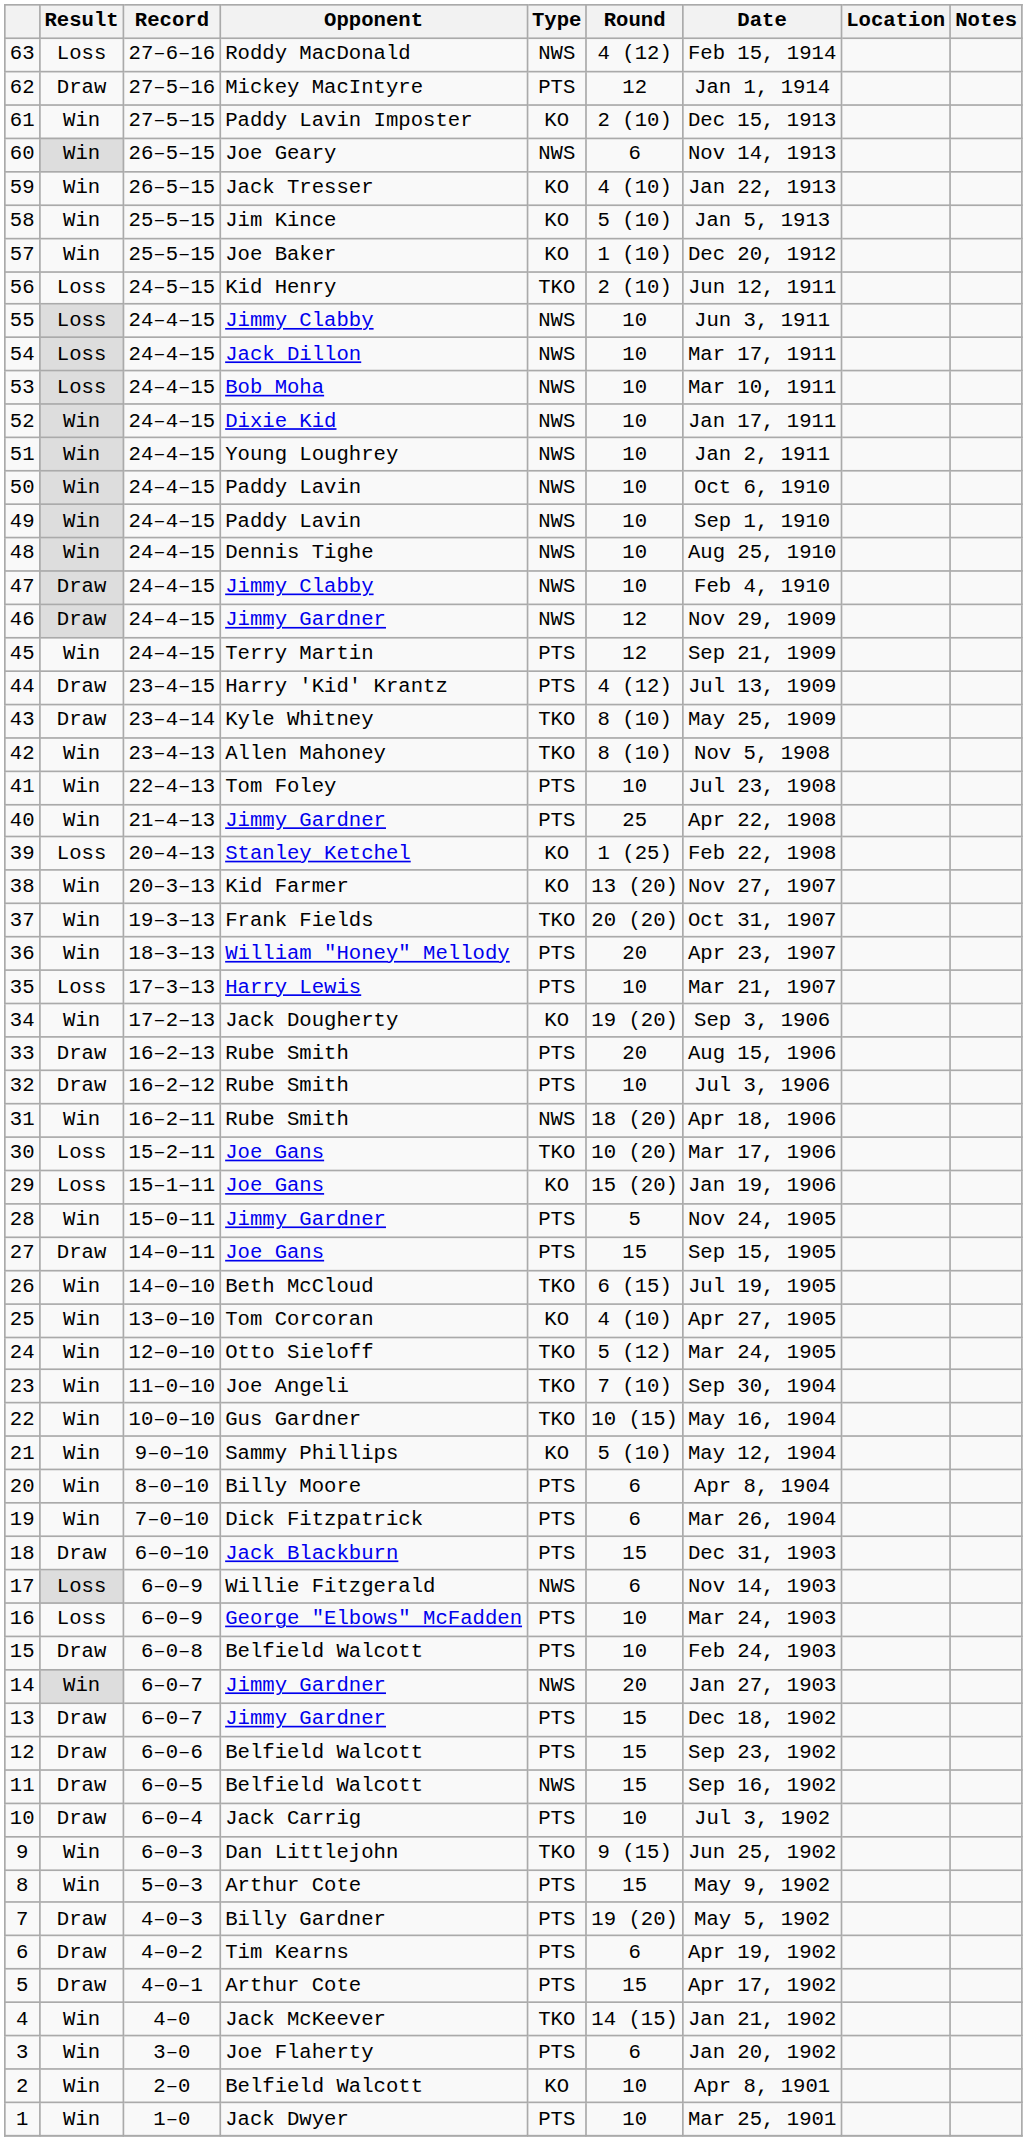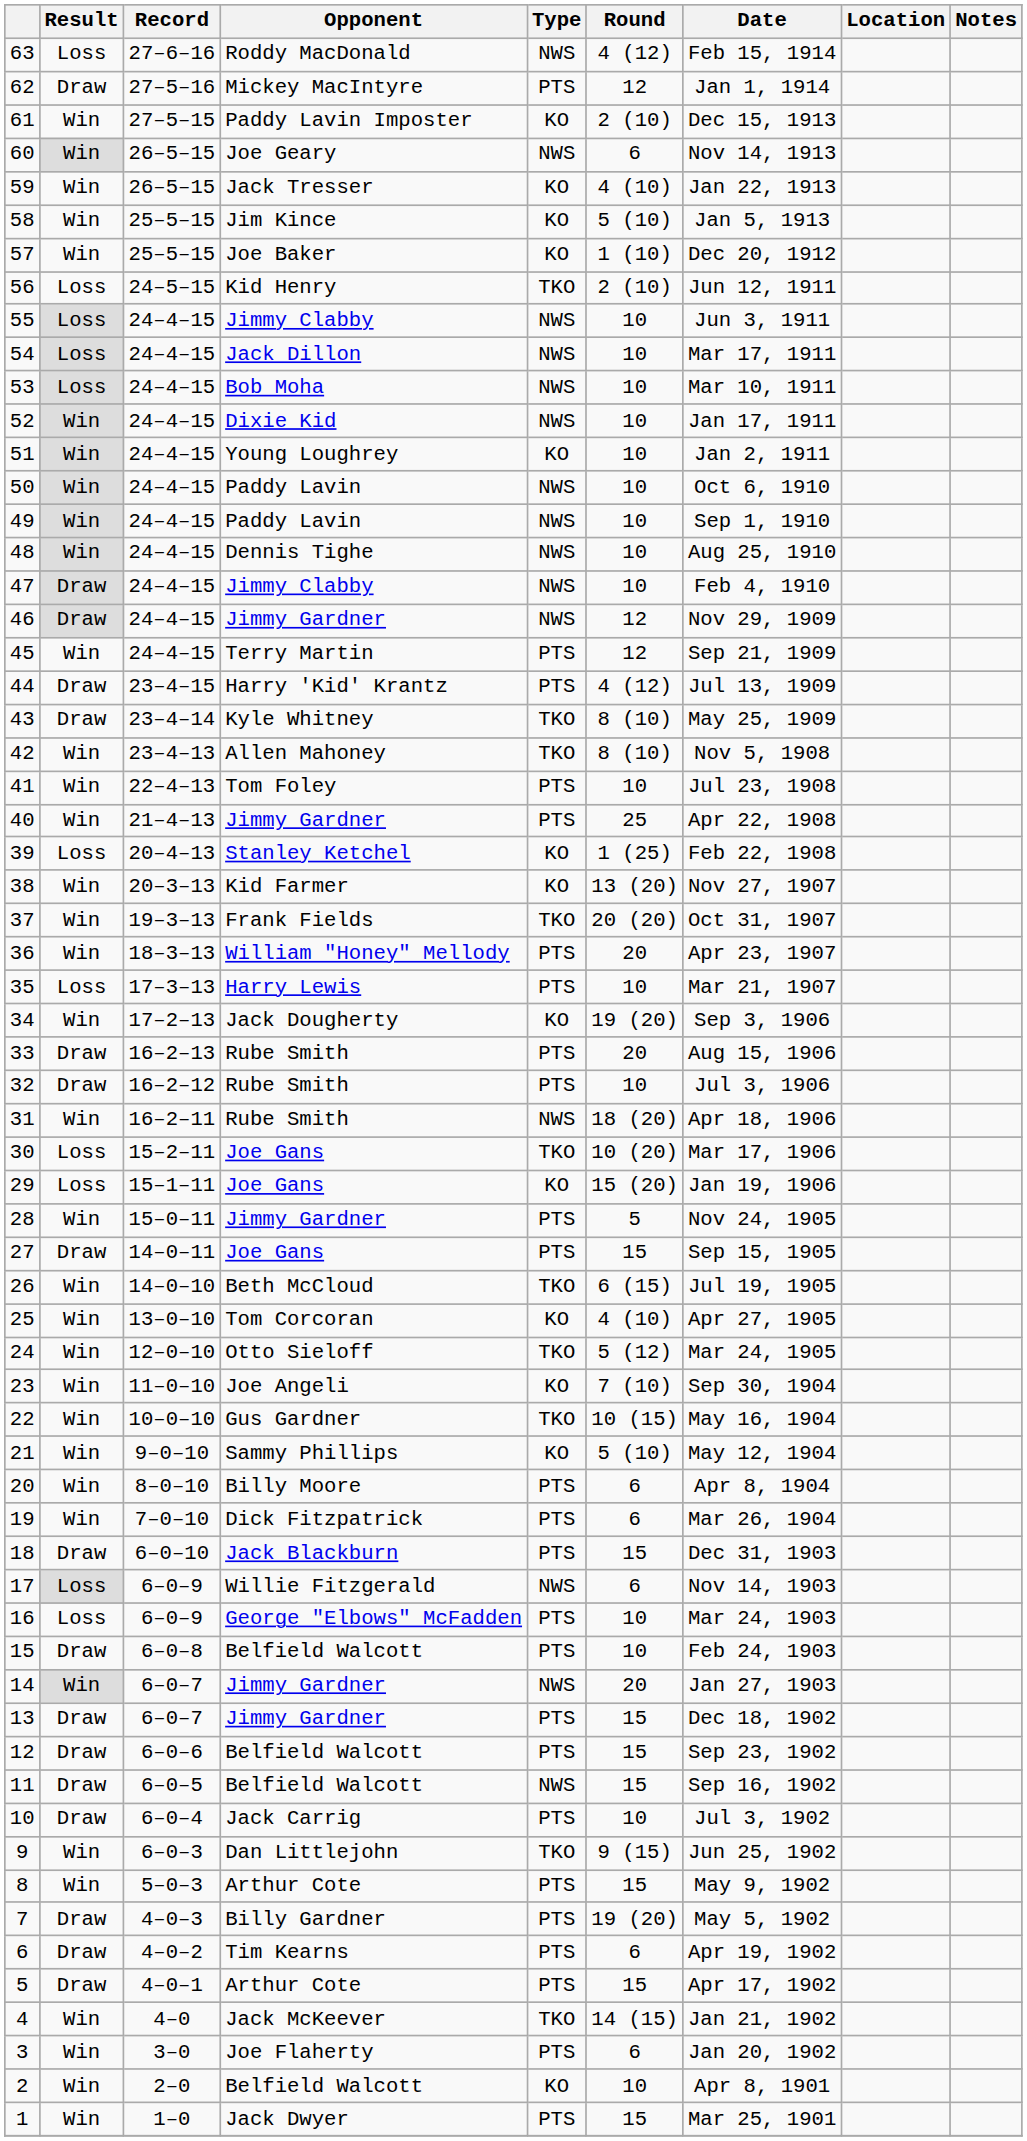(557, 455) NWS -> (557, 455) KO
(557, 1387) TKO -> (557, 1387) KO
(635, 2119) 10 -> (635, 2119) 15
